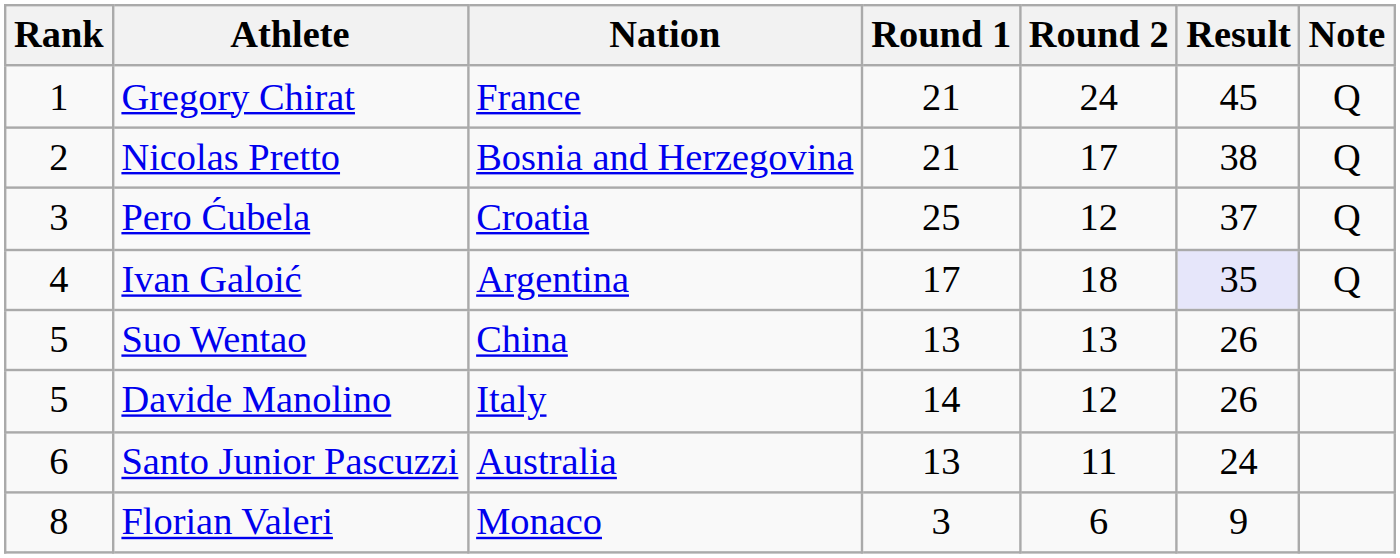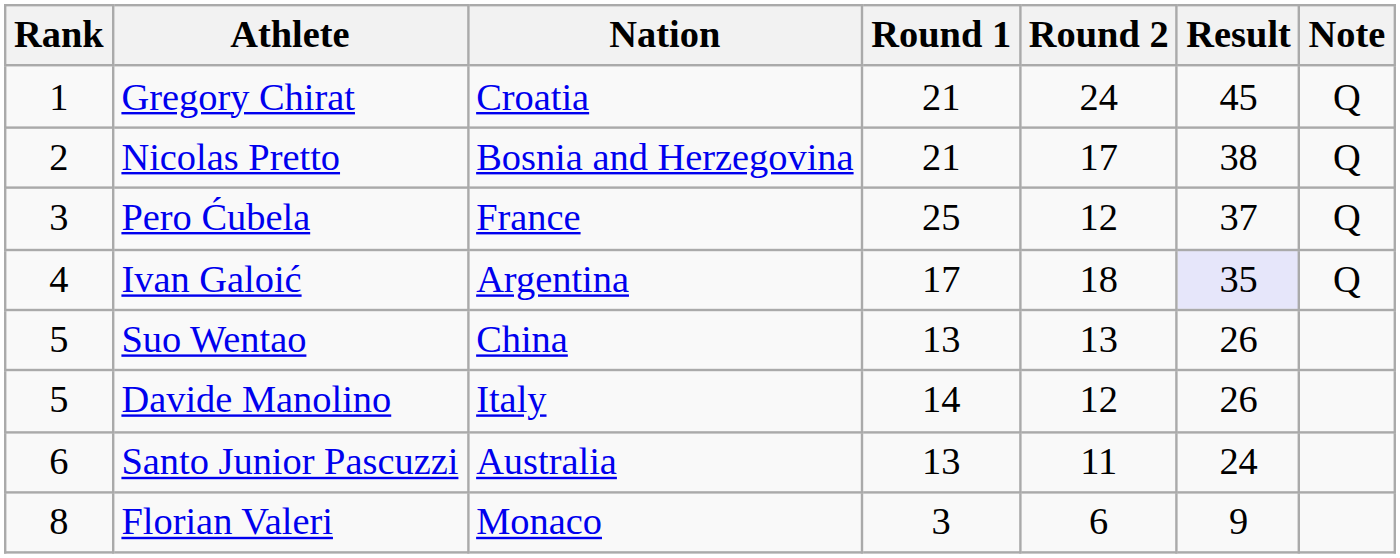(528, 95) France -> (533, 95) Croatia
(533, 217) Croatia -> (528, 217) France
